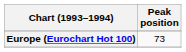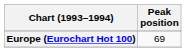(159, 39) 73 -> (159, 39) 69
